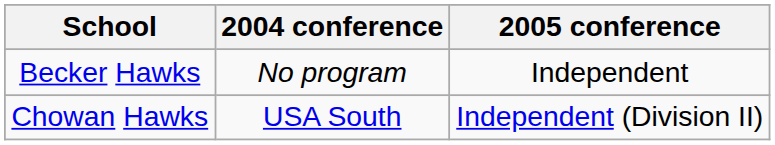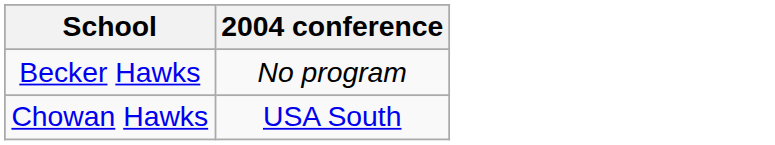- column: (610, 26)
